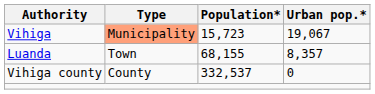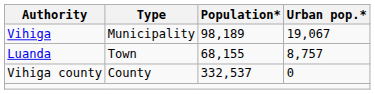(151, 34) lightsalmon background -> (151, 34) no background
(223, 34) 15,723 -> (223, 34) 98,189
(305, 54) 8,357 -> (305, 54) 8,757
